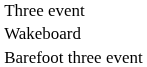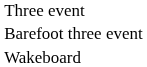rows swapped: (73, 57) <-> (43, 34)
